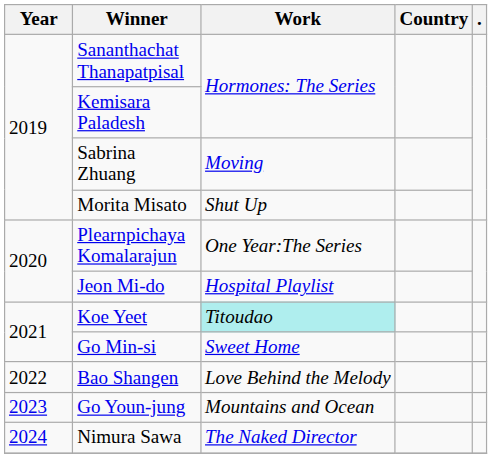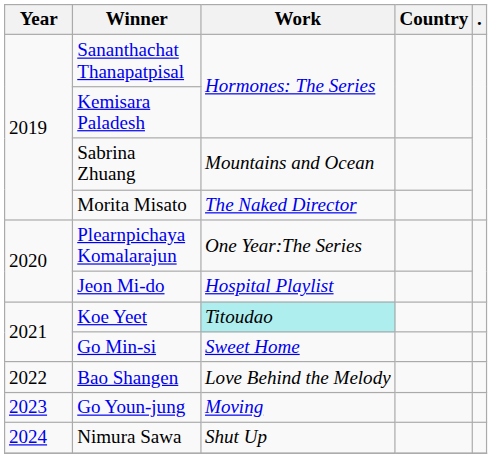(234, 163) Moving -> (290, 163) Mountains and Ocean
(236, 204) Shut Up -> (281, 204) The Naked Director
(290, 407) Mountains and Ocean -> (234, 407) Moving
(281, 437) The Naked Director -> (236, 437) Shut Up
